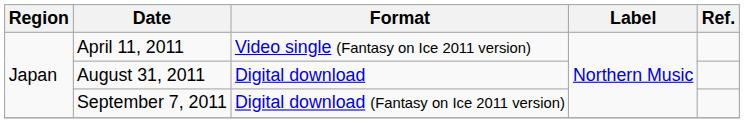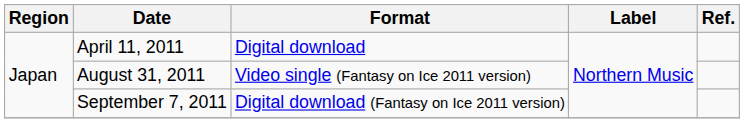(383, 46) Video single (Fantasy on Ice 2011 version) -> (300, 46) Digital download
(300, 74) Digital download -> (383, 74) Video single (Fantasy on Ice 2011 version)
